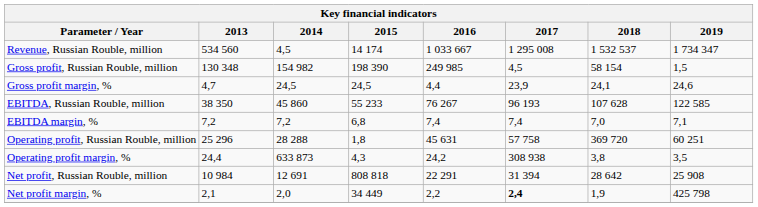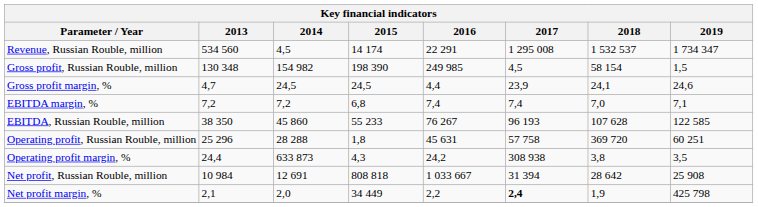(449, 49) 1 033 667 -> (442, 49) 22 291
rows swapped: (86, 103) <-> (52, 121)
(442, 175) 22 291 -> (449, 175) 1 033 667
